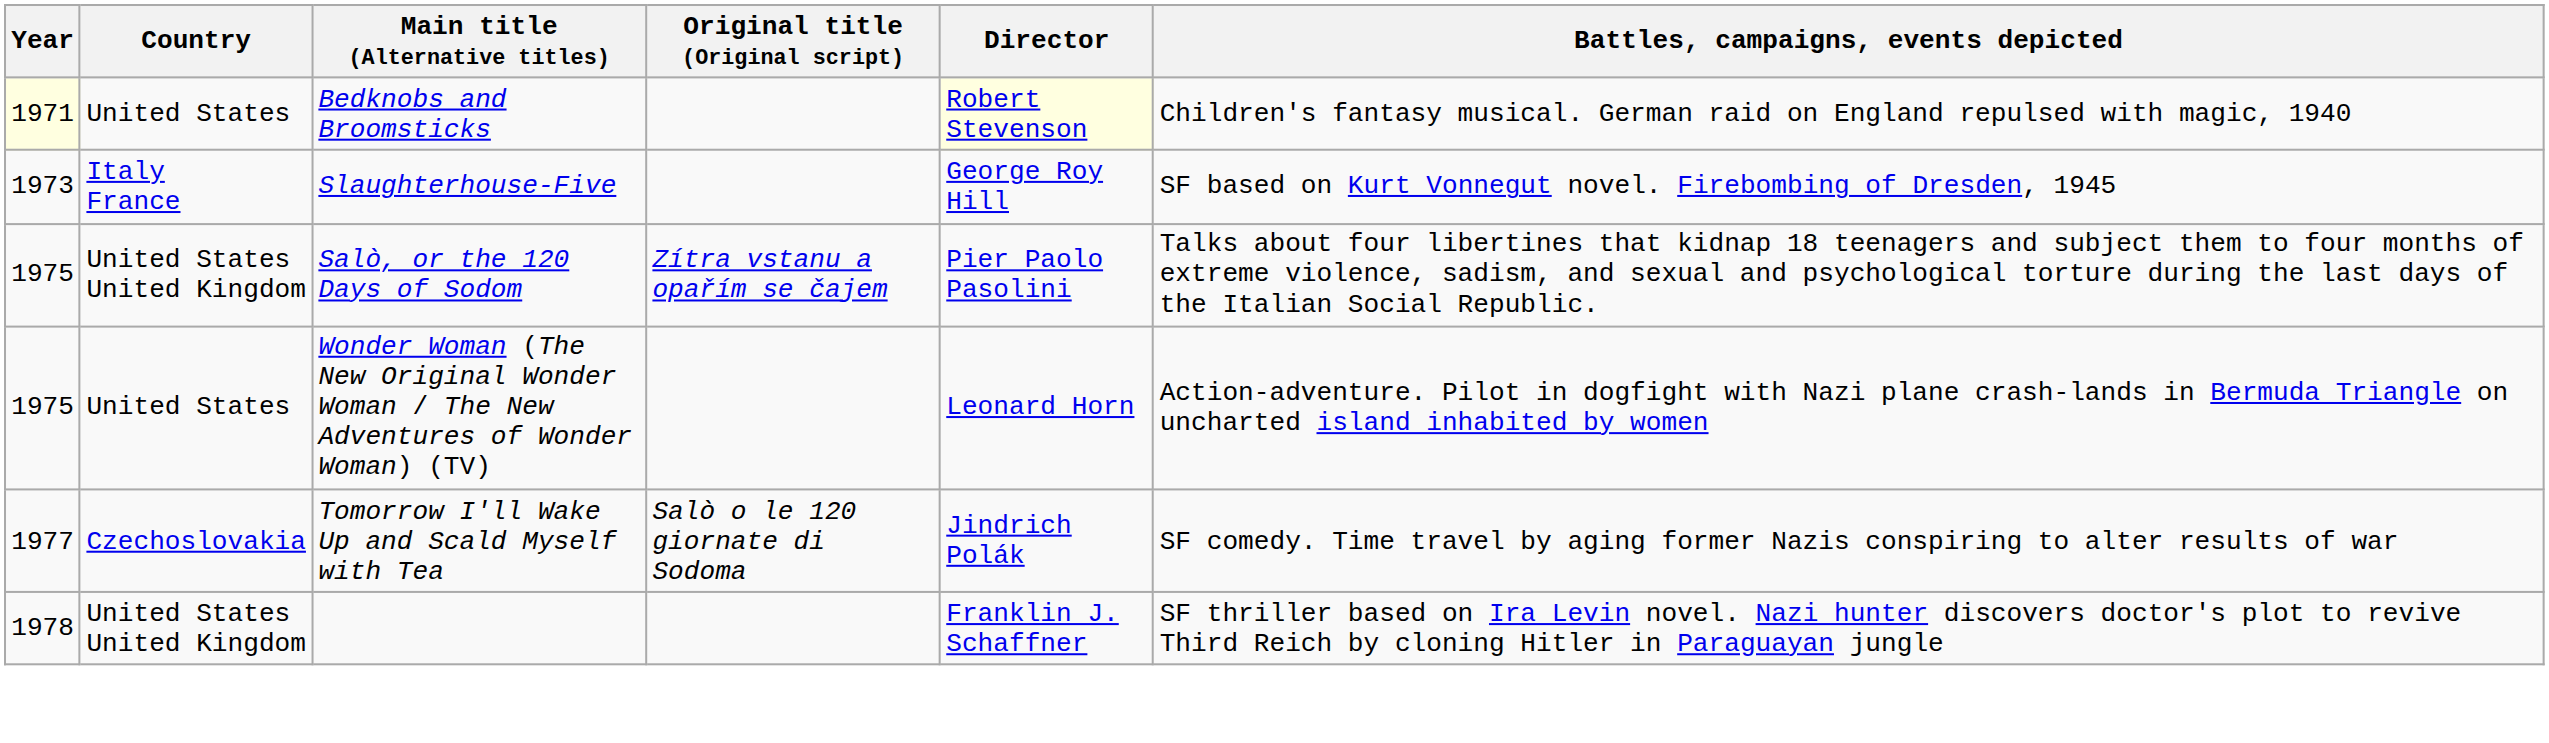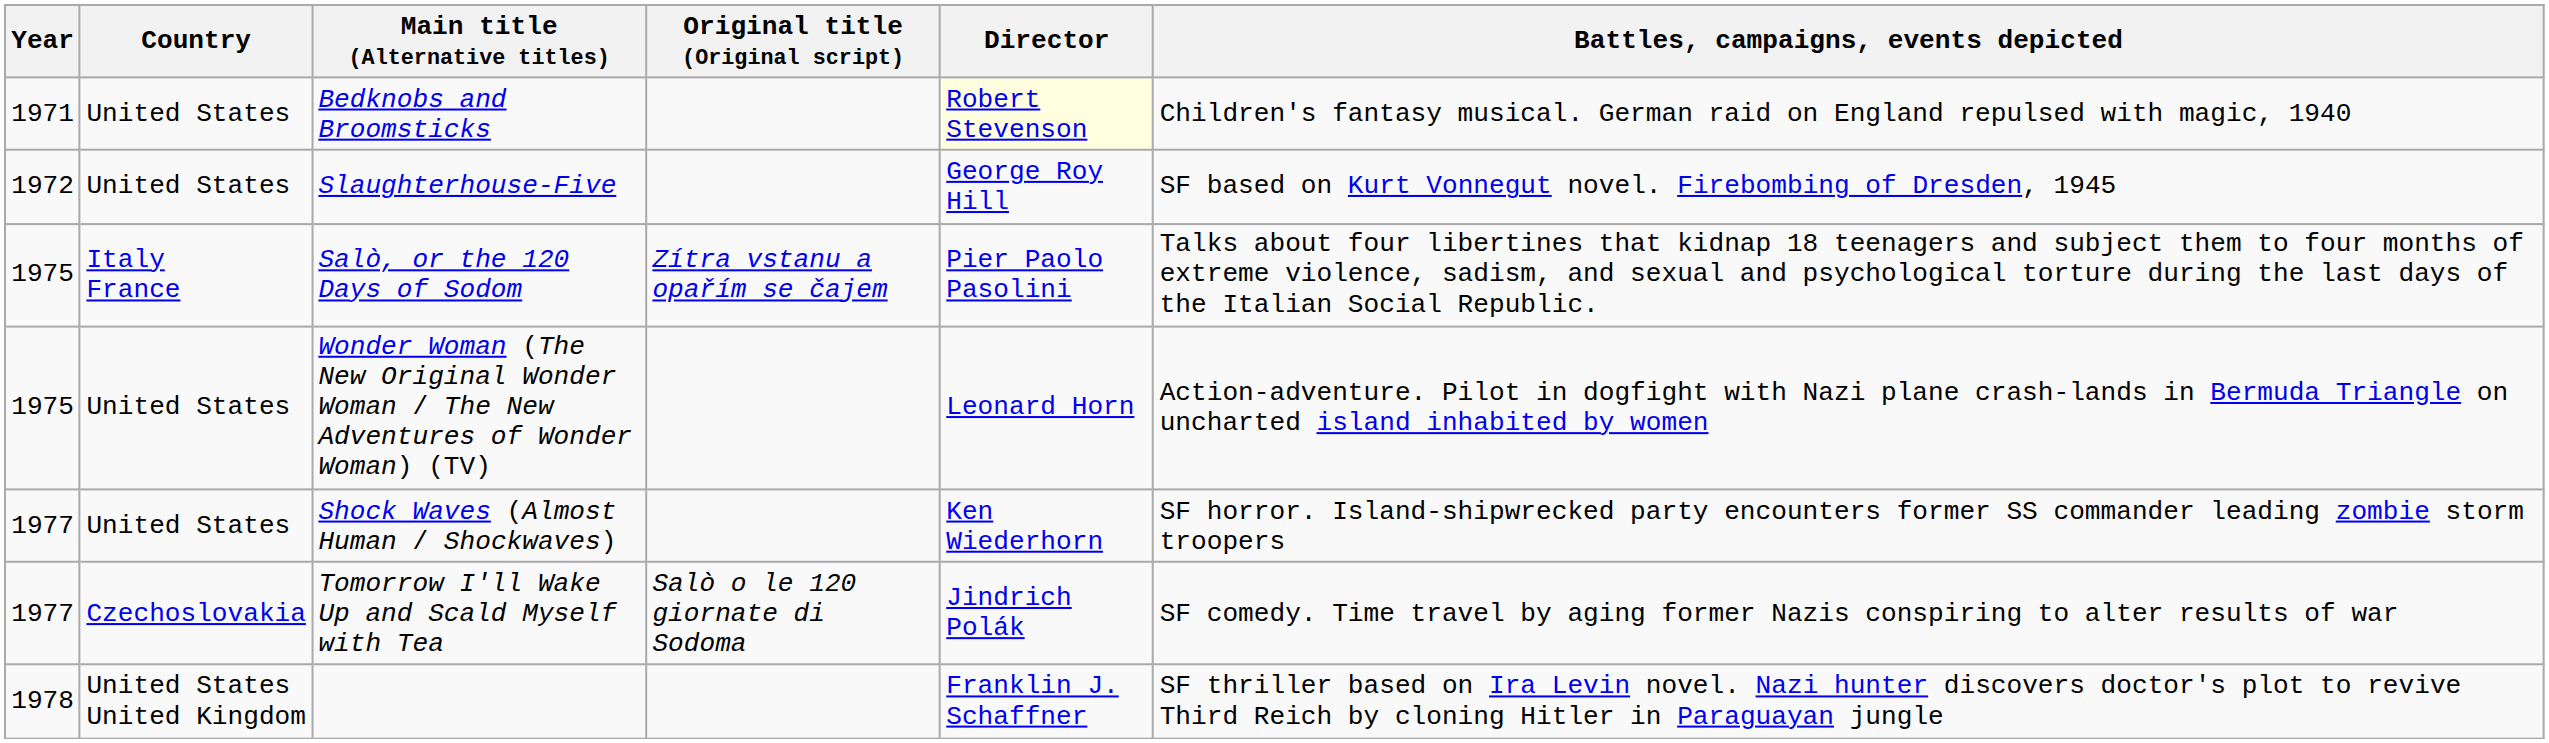(43, 114) lightyellow background -> (43, 114) no background
(43, 187) 1973 -> (43, 187) 1972
(133, 187) Italy France -> (188, 187) United States
(196, 275) United States United Kingdom -> (133, 275) Italy France
+ row: (467, 526)
